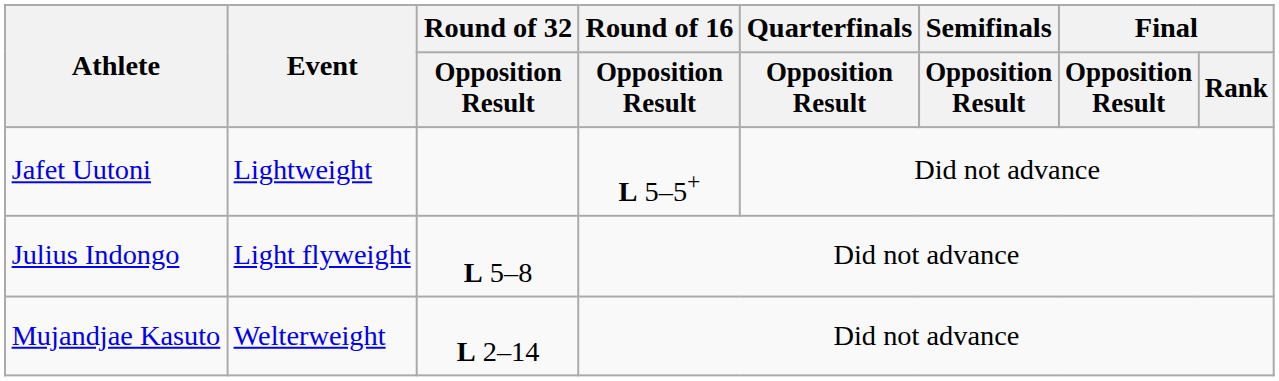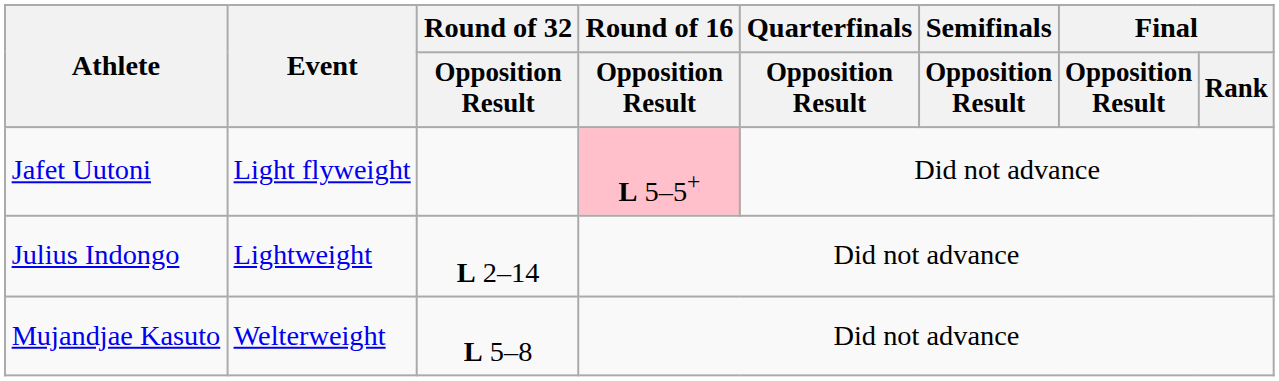(303, 171) Lightweight -> (322, 171) Light flyweight
(659, 188) no background -> (659, 188) pink background
(322, 255) Light flyweight -> (303, 255) Lightweight
(498, 272) L 5–8 -> (498, 272) L 2–14
(498, 352) L 2–14 -> (498, 352) L 5–8
